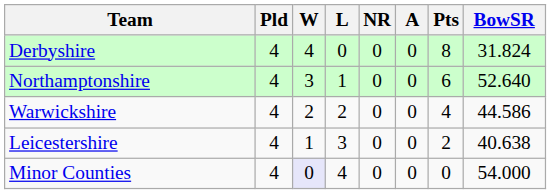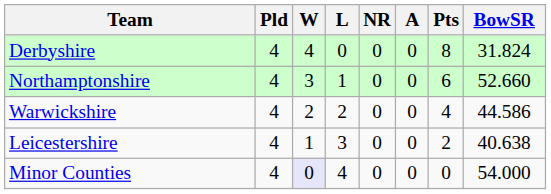(504, 81) 52.640 -> (504, 81) 52.660
